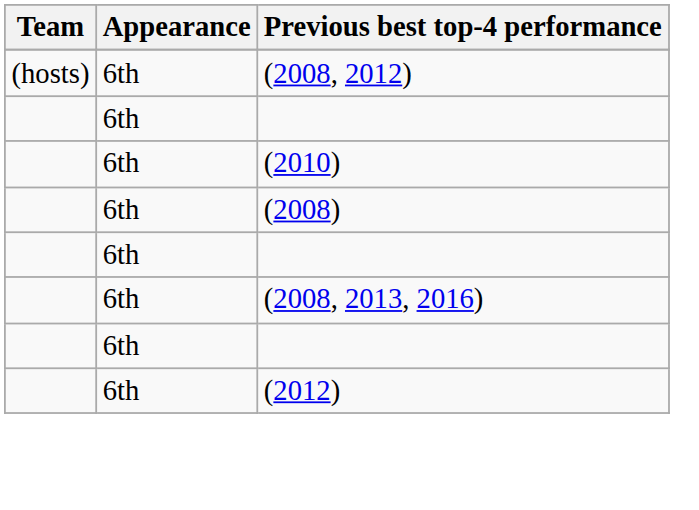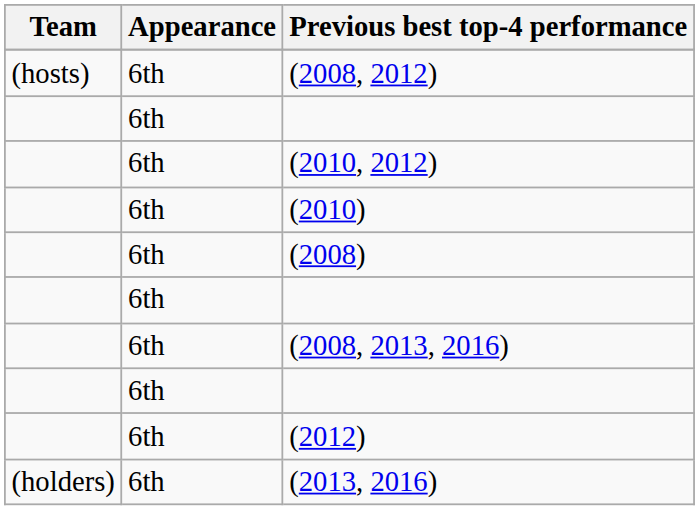+ row: (63, 164)
+ row: (63, 481)
